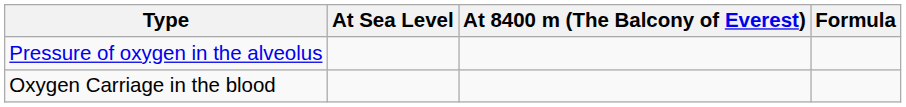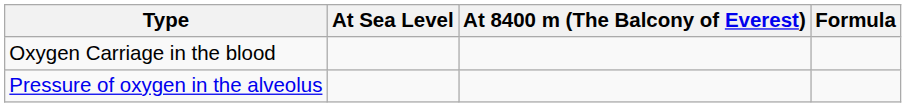rows swapped: (166, 53) <-> (143, 85)
